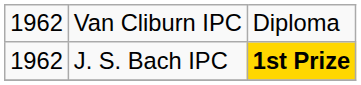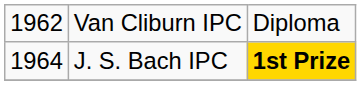(37, 60) 1962 -> (37, 60) 1964
